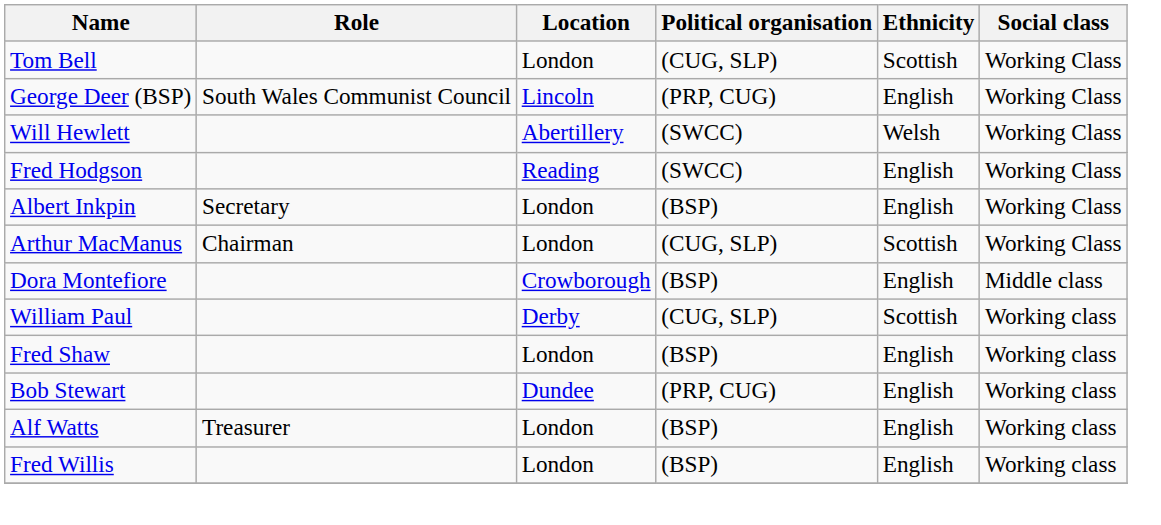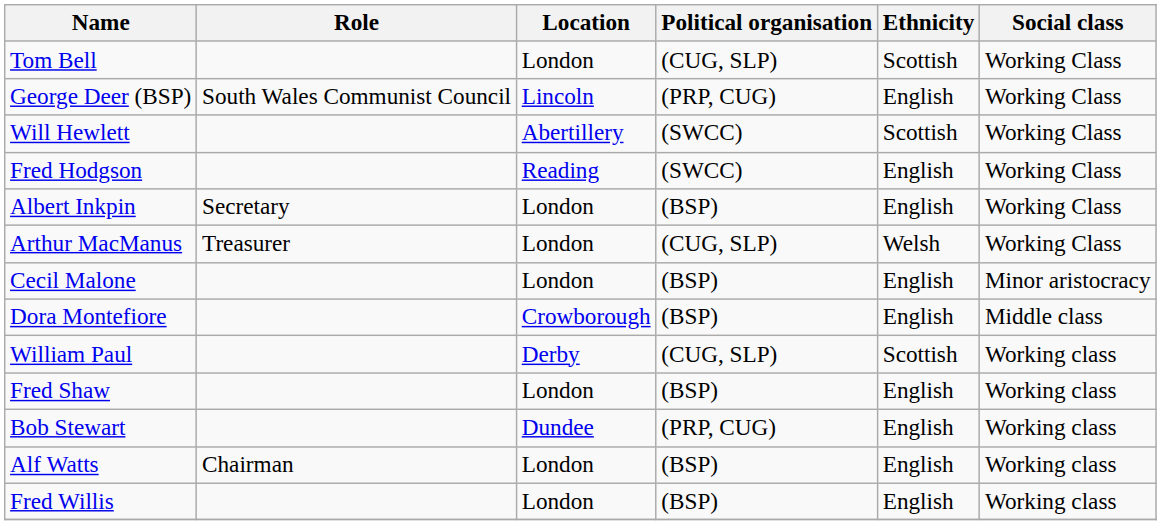(911, 133) Welsh -> (920, 133) Scottish
(248, 243) Chairman -> (246, 243) Treasurer
(920, 243) Scottish -> (911, 243) Welsh
+ row: (73, 280)
(246, 427) Treasurer -> (248, 464) Chairman
